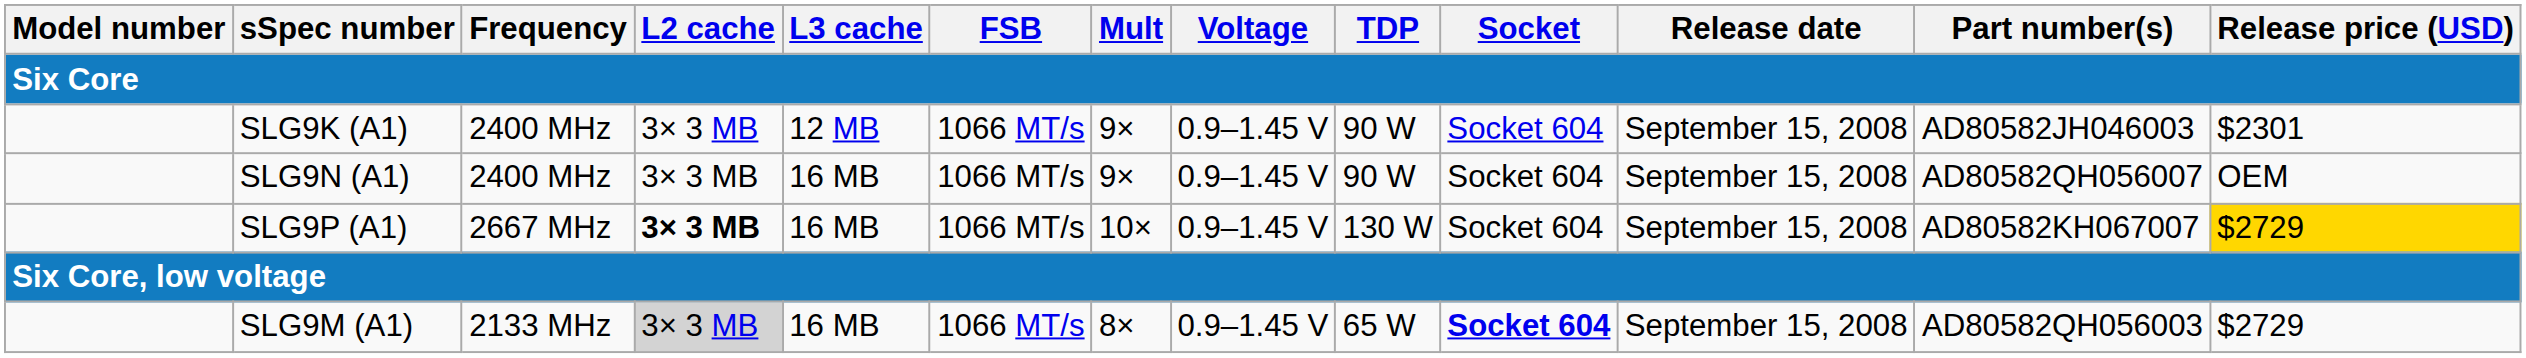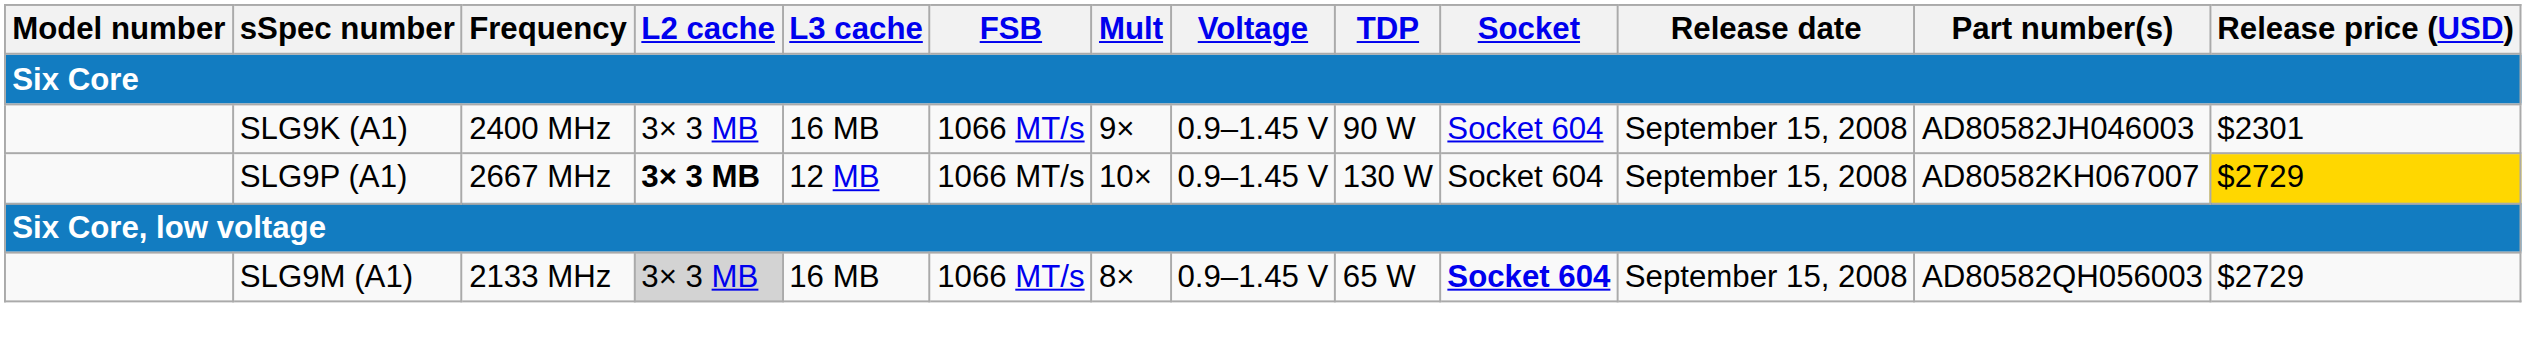(834, 128) 12 MB -> (834, 128) 16 MB
- row: (325, 177)
(834, 227) 16 MB -> (834, 177) 12 MB
